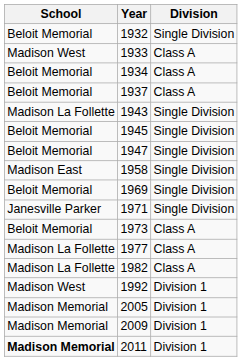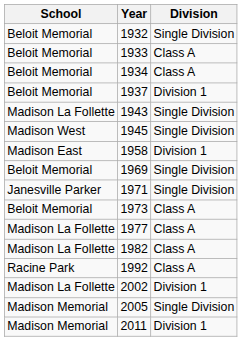(46, 53) Madison West -> (50, 53) Beloit Memorial
(174, 92) Class A -> (180, 92) Division 1
(50, 131) Beloit Memorial -> (46, 131) Madison West
- row: (134, 151)
(194, 170) Single Division -> (180, 151) Division 1
(46, 287) Madison West -> (41, 268) Racine Park
(180, 287) Division 1 -> (174, 268) Class A
+ row: (134, 287)
(180, 307) Division 1 -> (194, 307) Single Division
- row: (134, 326)
(61, 346) bold -> (58, 326) normal
